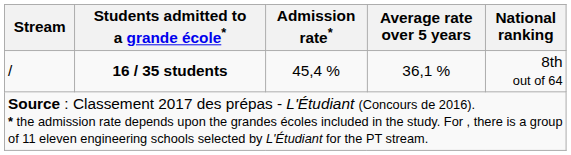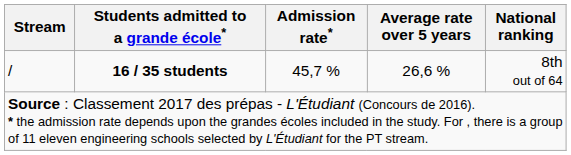(316, 71) 45,4 % -> (316, 71) 45,7 %
(426, 71) 36,1 % -> (426, 71) 26,6 %
